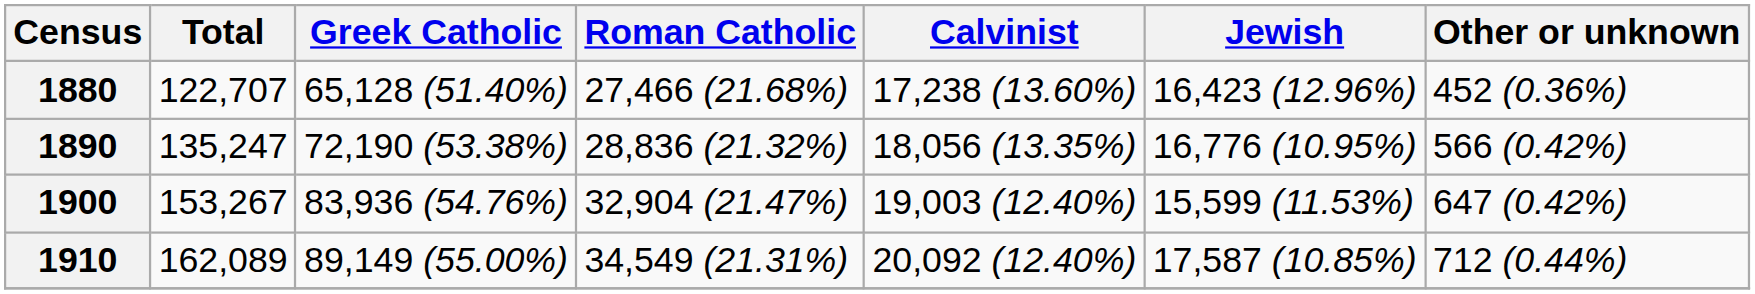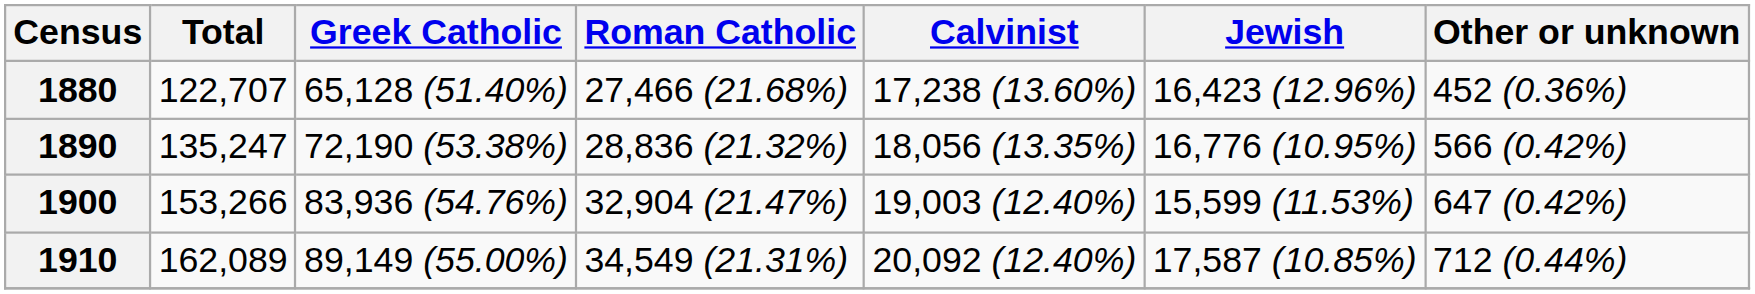(223, 202) 153,267 -> (223, 202) 153,266
